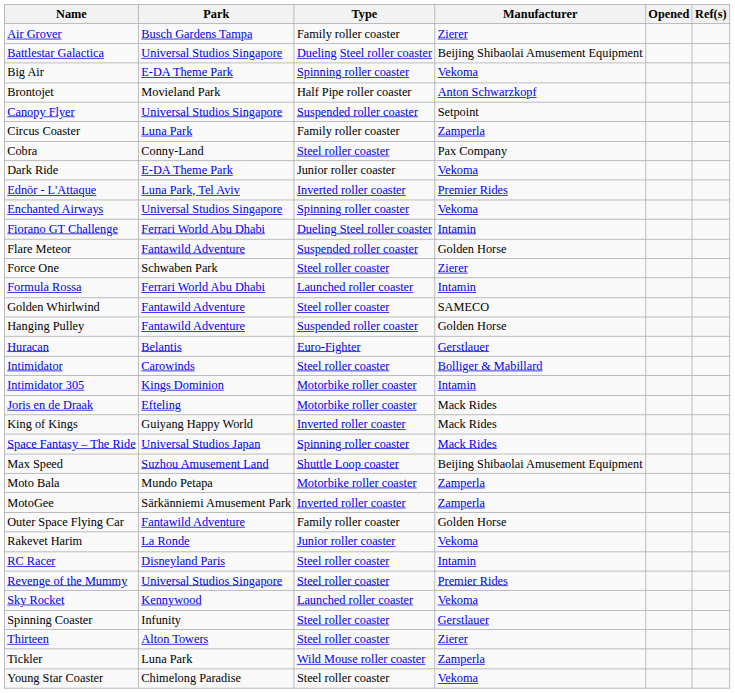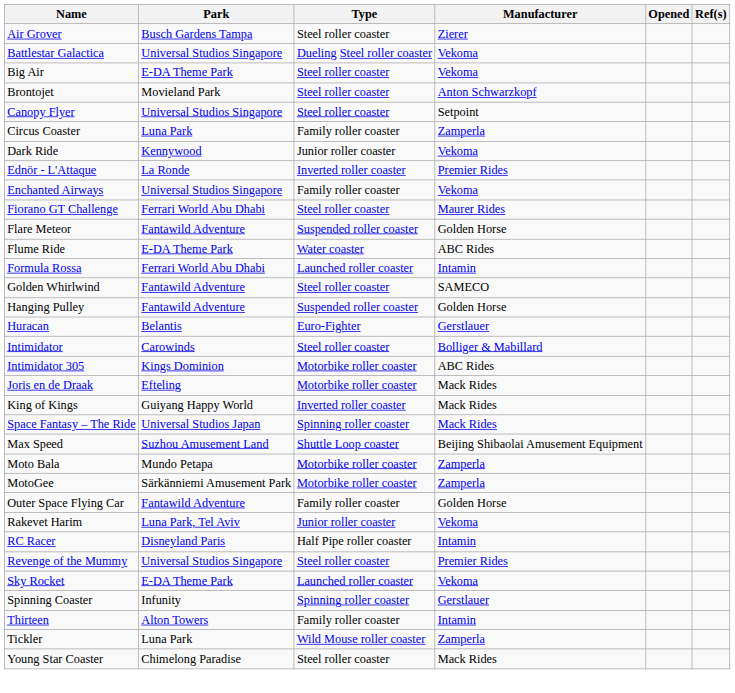(348, 33) Family roller coaster -> (343, 33) Steel roller coaster
(540, 53) Beijing Shibaolai Amusement Equipment -> (458, 53) Vekoma
(353, 72) Spinning roller coaster -> (343, 72) Steel roller coaster
(354, 92) Half Pipe roller coaster -> (343, 92) Steel roller coaster
(357, 111) Suspended roller coaster -> (343, 111) Steel roller coaster
- row: (22, 151)
(187, 170) E-DA Theme Park -> (171, 151) Kennywood
(191, 190) Luna Park, Tel Aviv -> (165, 170) La Ronde
(353, 209) Spinning roller coaster -> (348, 190) Family roller coaster
(364, 229) Dueling Steel roller coaster -> (343, 209) Steel roller coaster
(457, 229) Intamin -> (471, 209) Maurer Rides
+ row: (36, 248)
- row: (33, 268)
(457, 385) Intamin -> (466, 365) ABC Rides
(351, 502) Inverted roller coaster -> (357, 483) Motorbike roller coaster
(165, 541) La Ronde -> (191, 522) Luna Park, Tel Aviv
(343, 561) Steel roller coaster -> (354, 541) Half Pipe roller coaster
(171, 600) Kennywood -> (187, 580) E-DA Theme Park
(343, 619) Steel roller coaster -> (353, 600) Spinning roller coaster
(343, 639) Steel roller coaster -> (348, 619) Family roller coaster
(453, 639) Zierer -> (457, 619) Intamin
(458, 678) Vekoma -> (467, 659) Mack Rides
